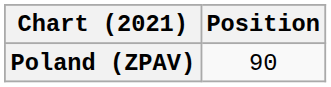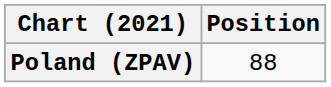(263, 63) 90 -> (263, 63) 88
